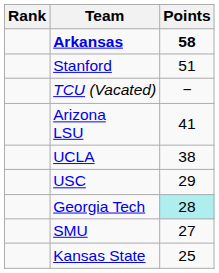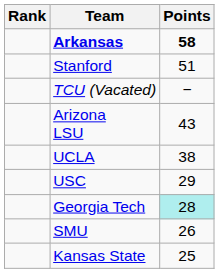(187, 123) 41 -> (187, 123) 43
(187, 231) 27 -> (187, 231) 26
